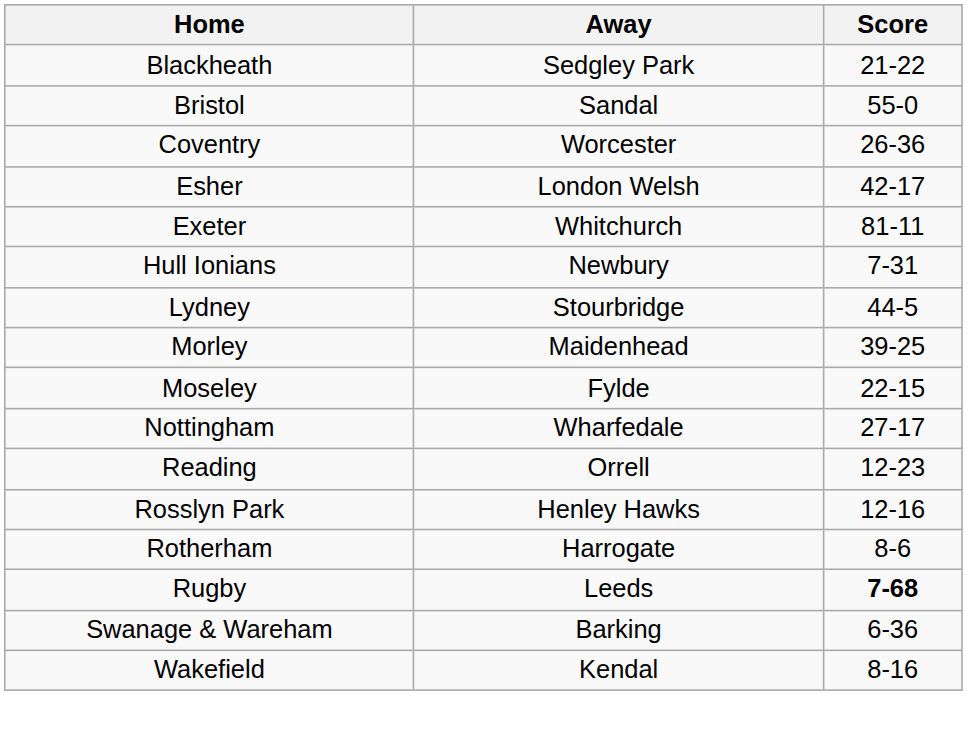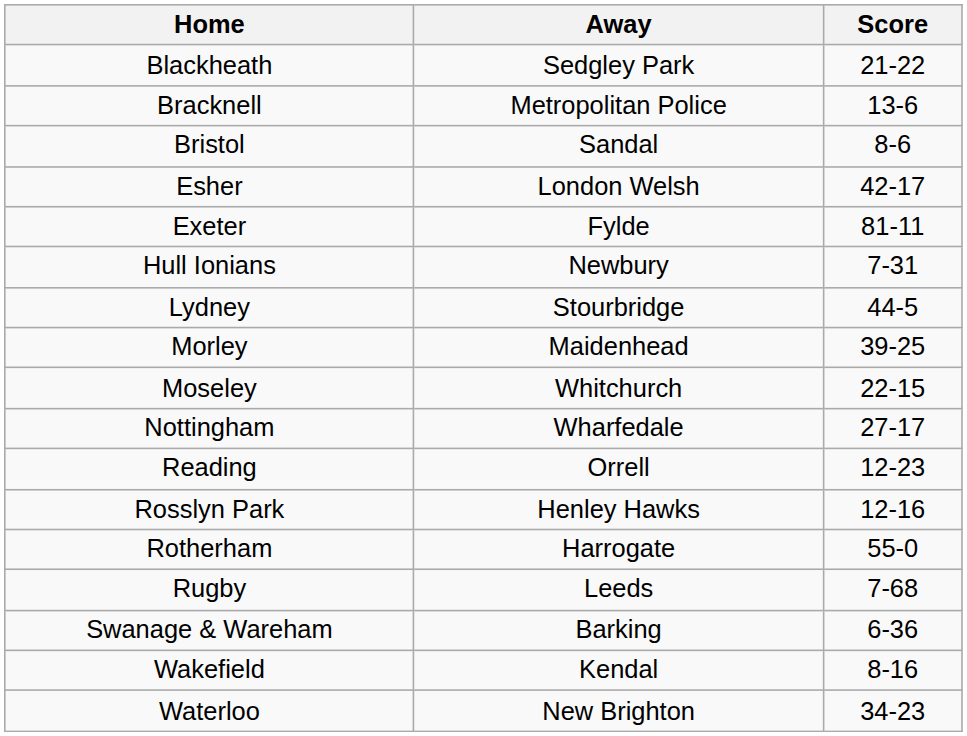+ row: (209, 105)
(893, 105) 55-0 -> (893, 145) 8-6
- row: (209, 145)
(619, 226) Whitchurch -> (619, 226) Fylde
(619, 387) Fylde -> (619, 387) Whitchurch
(893, 549) 8-6 -> (893, 549) 55-0
(893, 589) bold -> (893, 589) normal
+ row: (209, 710)
